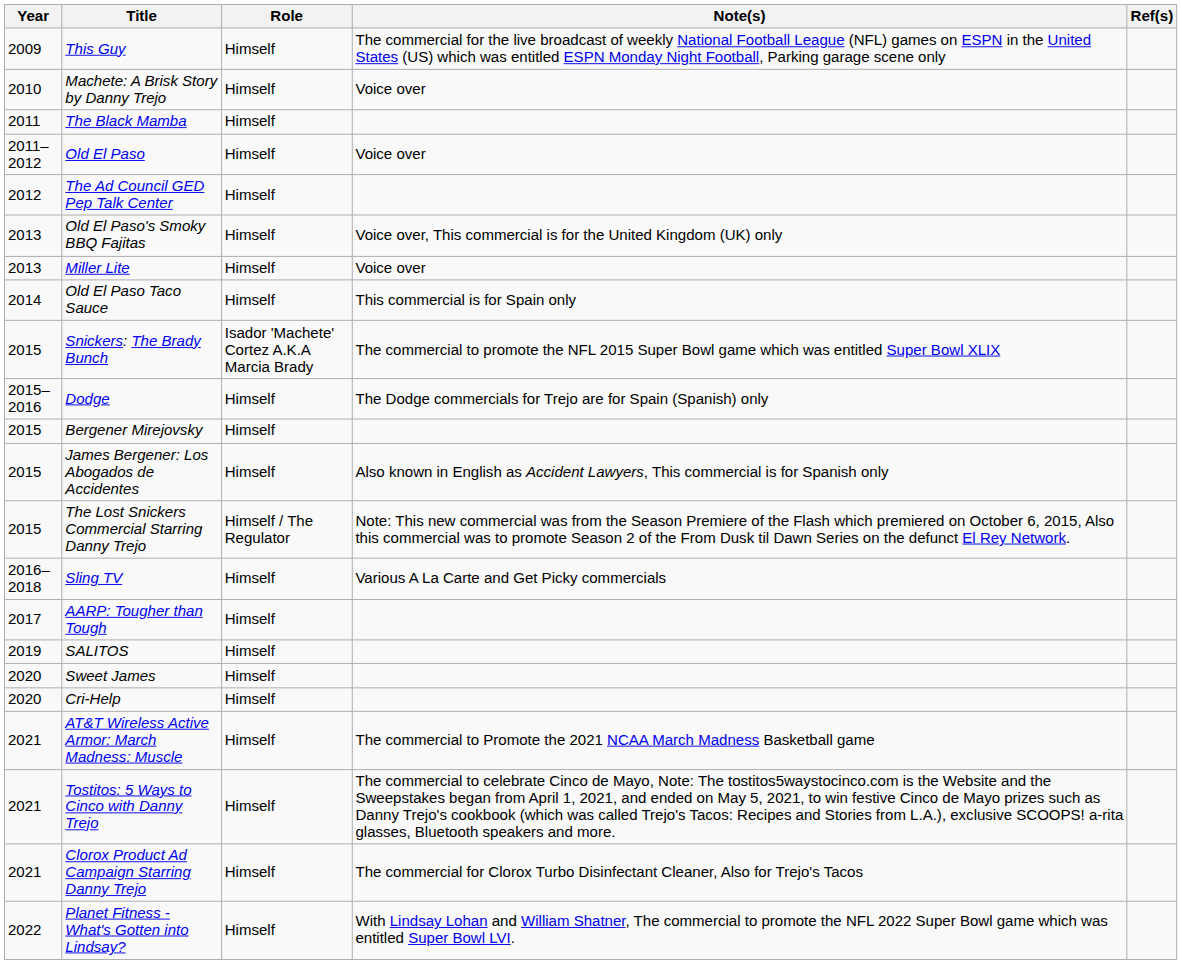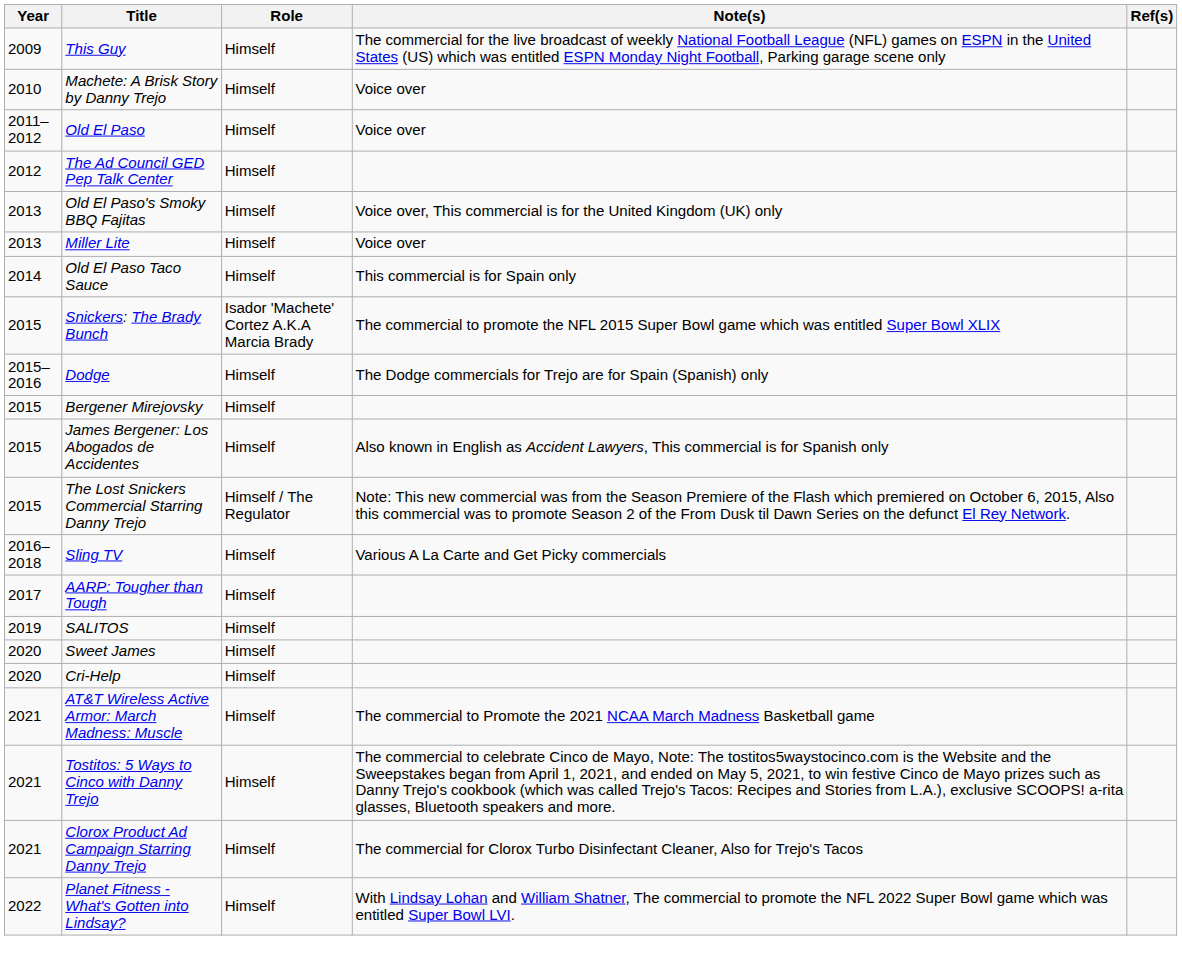- row: (126, 121)
